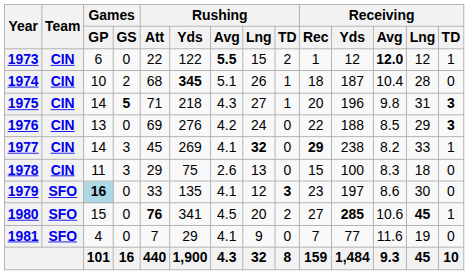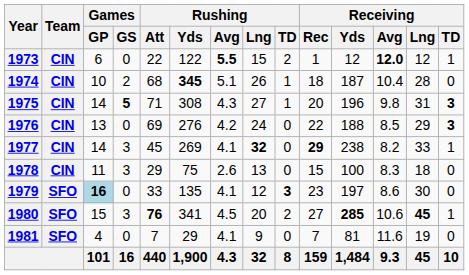(190, 103) 218 -> (190, 103) 308
(126, 214) 0 -> (126, 214) 3
(352, 236) 77 -> (352, 236) 81
